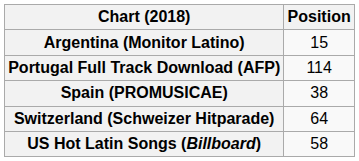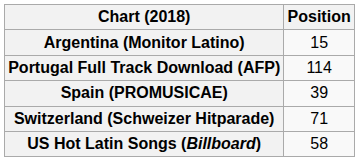(319, 93) 38 -> (319, 93) 39
(319, 118) 64 -> (319, 118) 71
